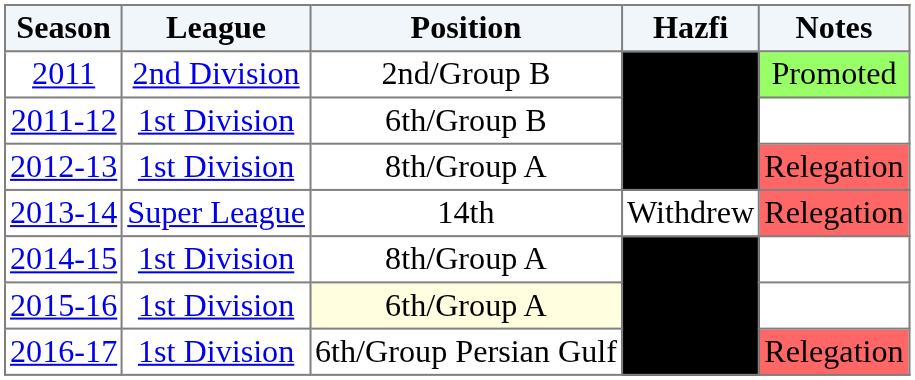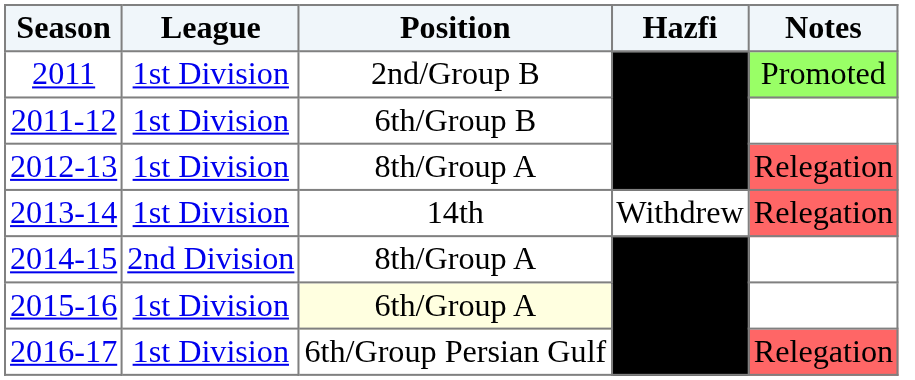(216, 73) 2nd Division -> (211, 73) 1st Division
(216, 212) Super League -> (211, 212) 1st Division
(216, 258) 1st Division -> (211, 258) 2nd Division
